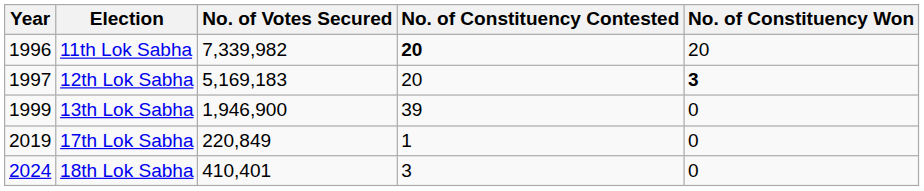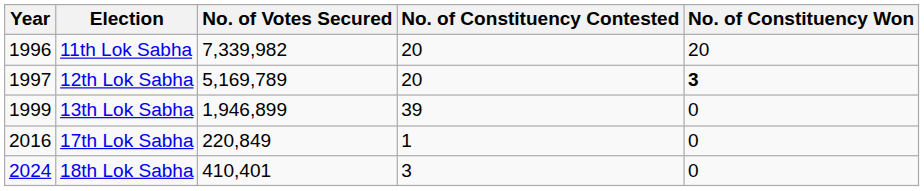(412, 49) bold -> (412, 49) normal
(245, 79) 5,169,183 -> (245, 79) 5,169,789
(245, 110) 1,946,900 -> (245, 110) 1,946,899
(30, 140) 2019 -> (30, 140) 2016
